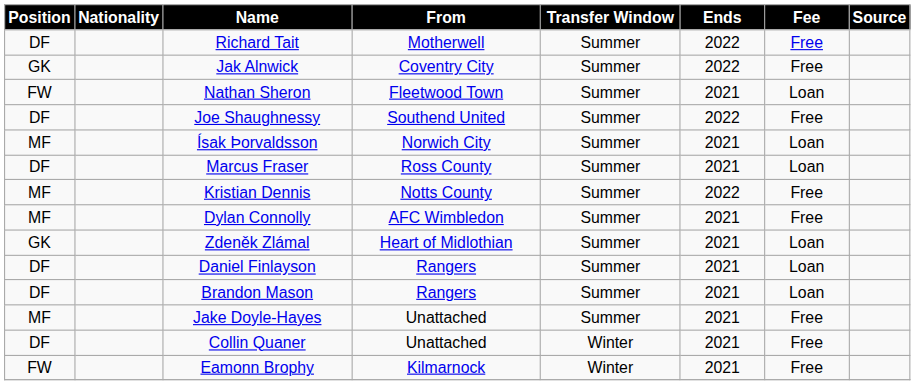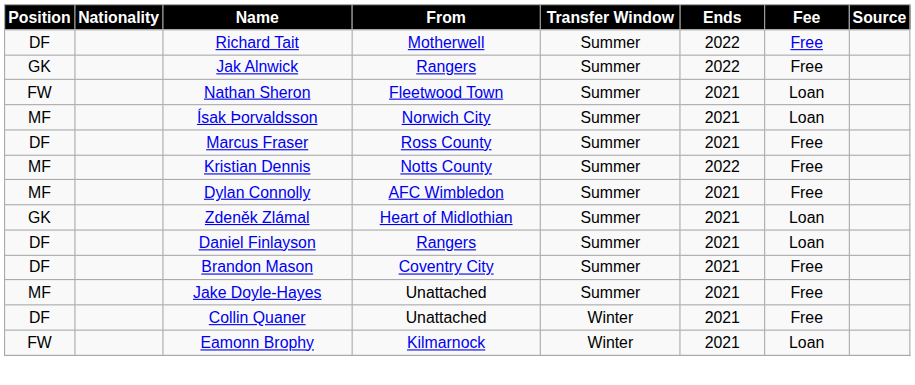(446, 68) Coventry City -> (446, 68) Rangers
- row: (257, 118)
(807, 168) Loan -> (807, 143) Free
(446, 293) Rangers -> (446, 268) Coventry City
(807, 293) Loan -> (807, 268) Free
(807, 368) Free -> (807, 343) Loan
